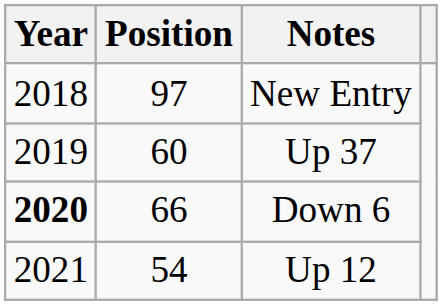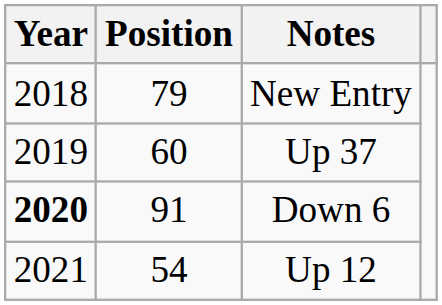(169, 92) 97 -> (169, 92) 79
(169, 210) 66 -> (169, 210) 91
